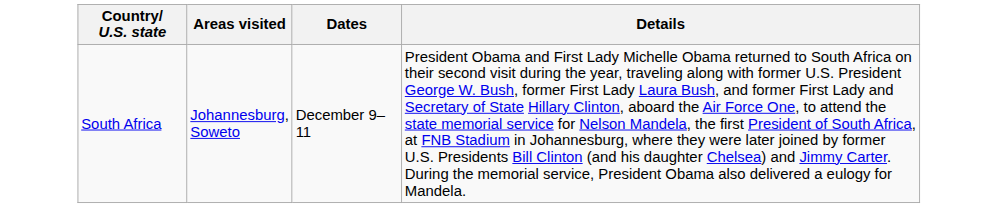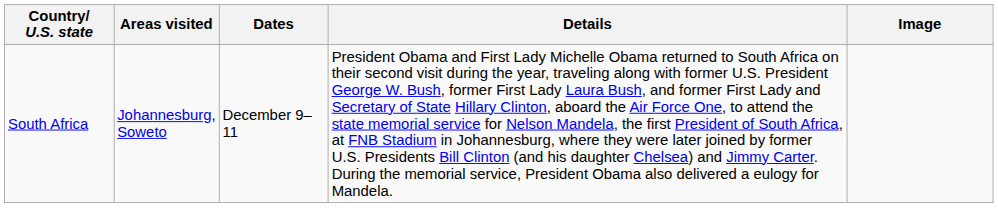+ column: (920, 24)
